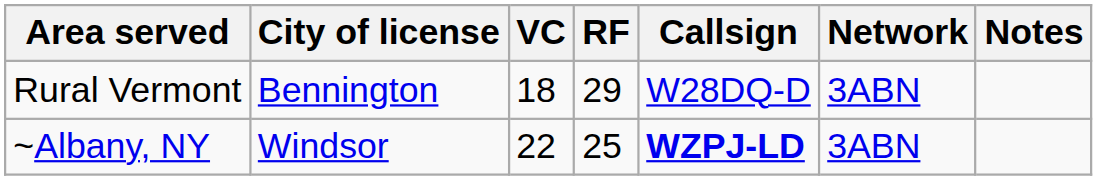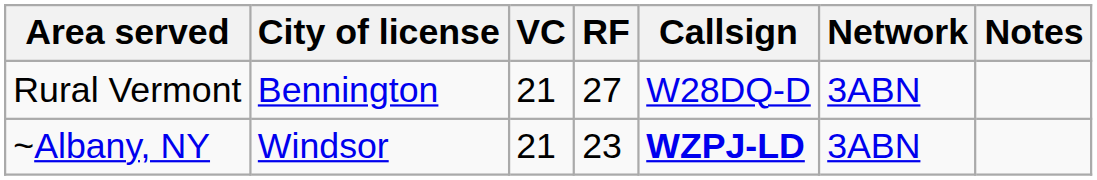(536, 89) 18 -> (536, 89) 21
(602, 89) 29 -> (602, 89) 27
(536, 145) 22 -> (536, 145) 21
(602, 145) 25 -> (602, 145) 23
